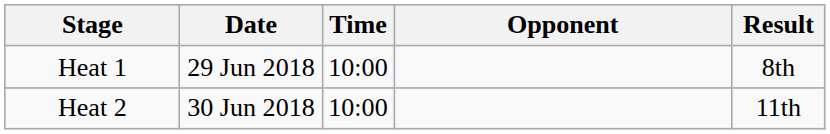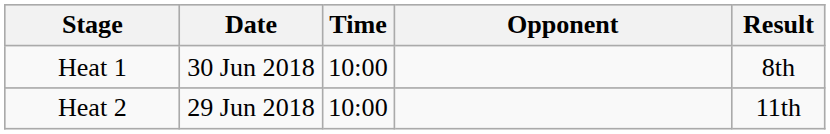(251, 66) 29 Jun 2018 -> (251, 66) 30 Jun 2018
(251, 107) 30 Jun 2018 -> (251, 107) 29 Jun 2018
